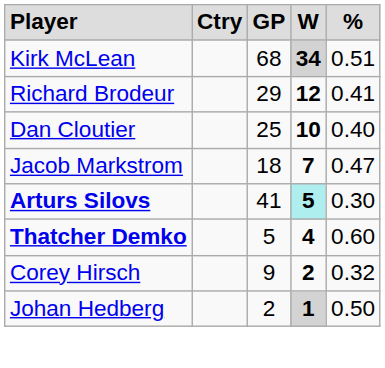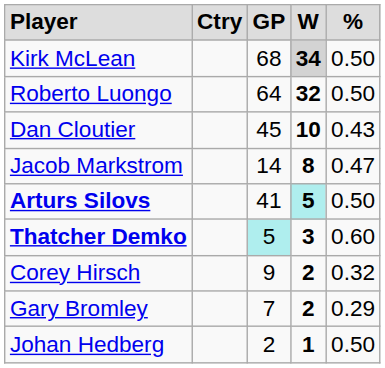(353, 58) 0.51 -> (353, 58) 0.50
+ row: (91, 93)
- row: (92, 93)
(269, 129) 25 -> (269, 129) 45
(353, 129) 0.40 -> (353, 129) 0.43
(269, 165) 18 -> (269, 165) 14
(308, 165) 7 -> (308, 165) 8
(353, 201) 0.30 -> (353, 201) 0.50
(269, 237) no background -> (269, 237) paleturquoise background
(308, 237) 4 -> (308, 237) 3
+ row: (79, 308)
(308, 308) lightgrey background -> (308, 344) no background
